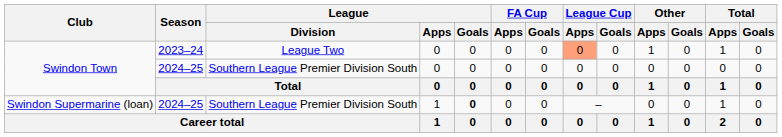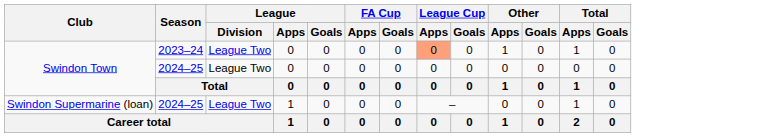(313, 68) Southern League Premier Division South -> (240, 68) League Two
(313, 104) Southern League Premier Division South -> (240, 104) League Two
(473, 104) bold -> (326, 104) normal
